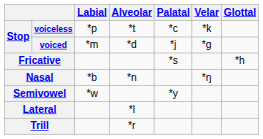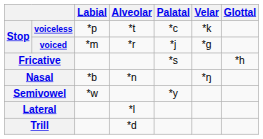(132, 45) *d -> (132, 45) *r
(132, 126) *r -> (132, 126) *d
